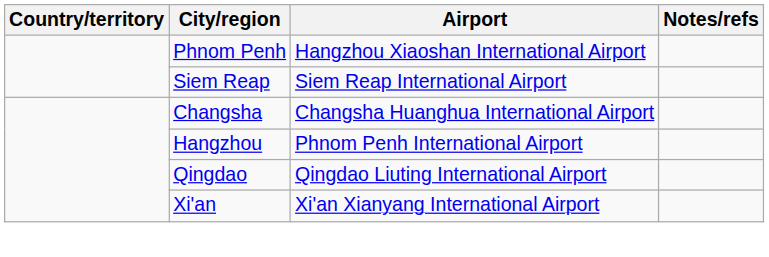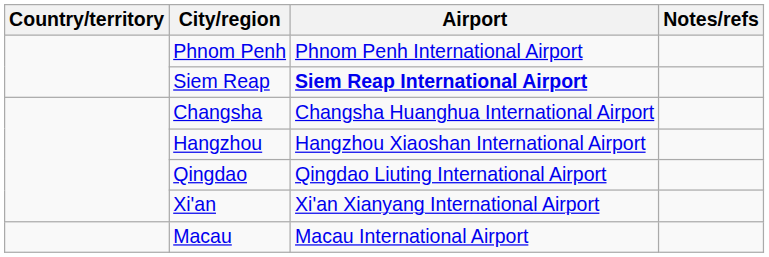(470, 50) Hangzhou Xiaoshan International Airport -> (439, 50) Phnom Penh International Airport
(431, 81) normal -> (441, 81) bold
(439, 143) Phnom Penh International Airport -> (470, 143) Hangzhou Xiaoshan International Airport
+ row: (202, 236)
